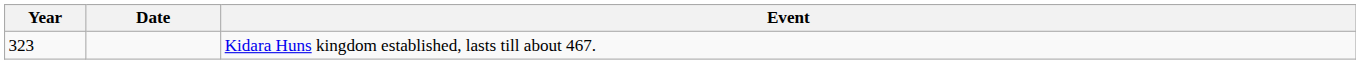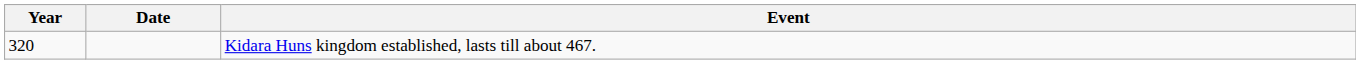(21, 45) 323 -> (21, 45) 320
